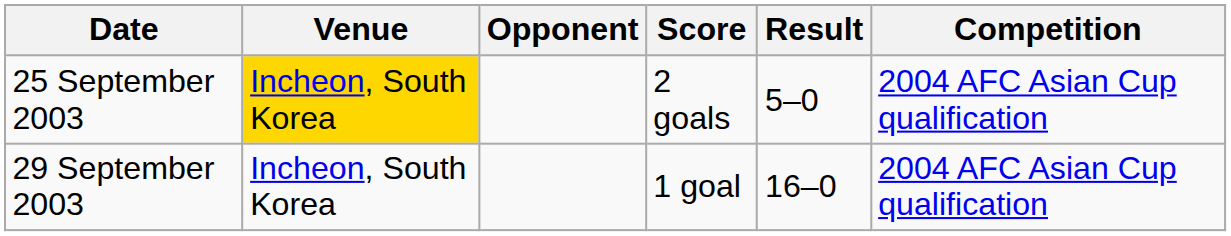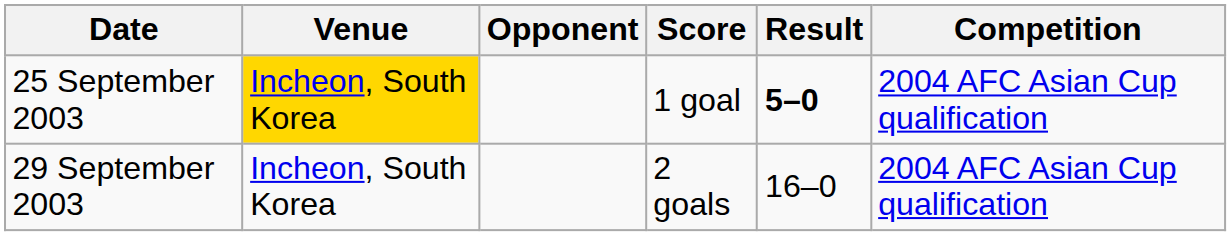(692, 99) 2 goals -> (697, 99) 1 goal
(792, 99) normal -> (792, 99) bold
(697, 186) 1 goal -> (692, 186) 2 goals
